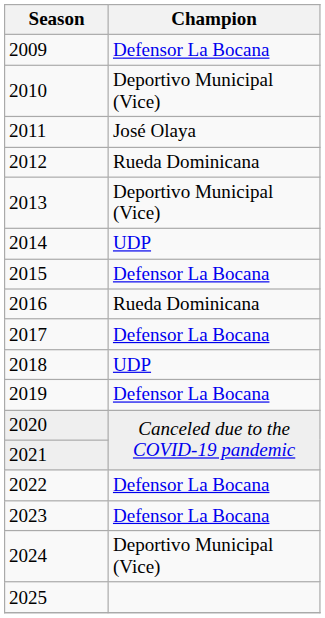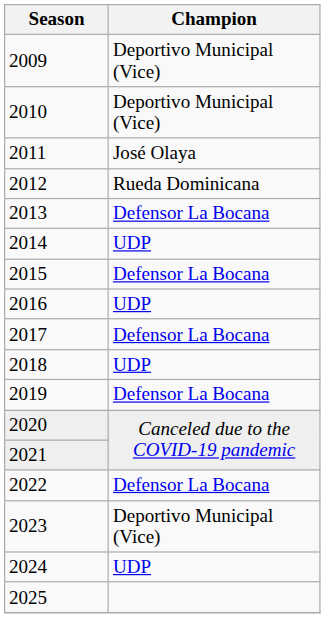(191, 49) Defensor La Bocana -> (193, 60) Deportivo Municipal (Vice)
(193, 202) Deportivo Municipal (Vice) -> (191, 213) Defensor La Bocana
(186, 304) Rueda Dominicana -> (132, 304) UDP
(191, 515) Defensor La Bocana -> (193, 526) Deportivo Municipal (Vice)
(193, 556) Deportivo Municipal (Vice) -> (132, 566) UDP
